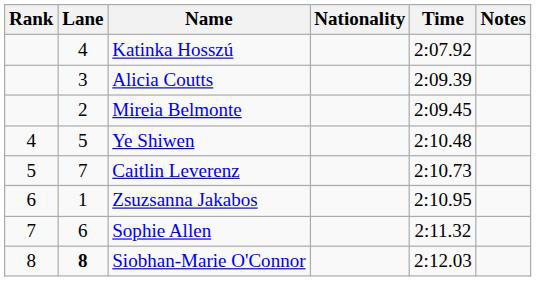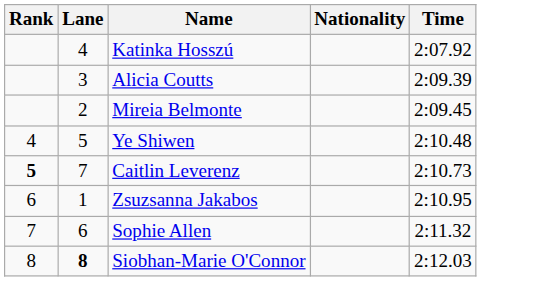- column: (503, 19)
(31, 170) normal -> (31, 170) bold
